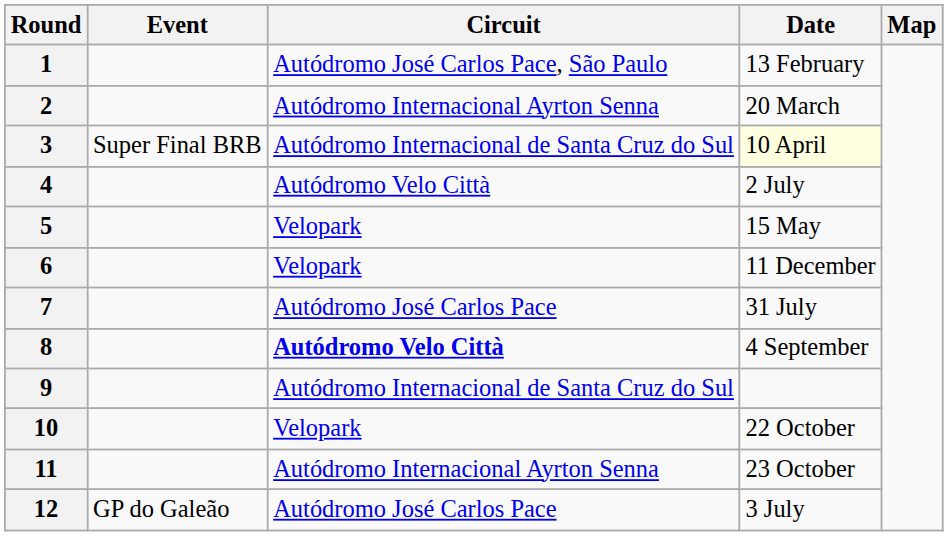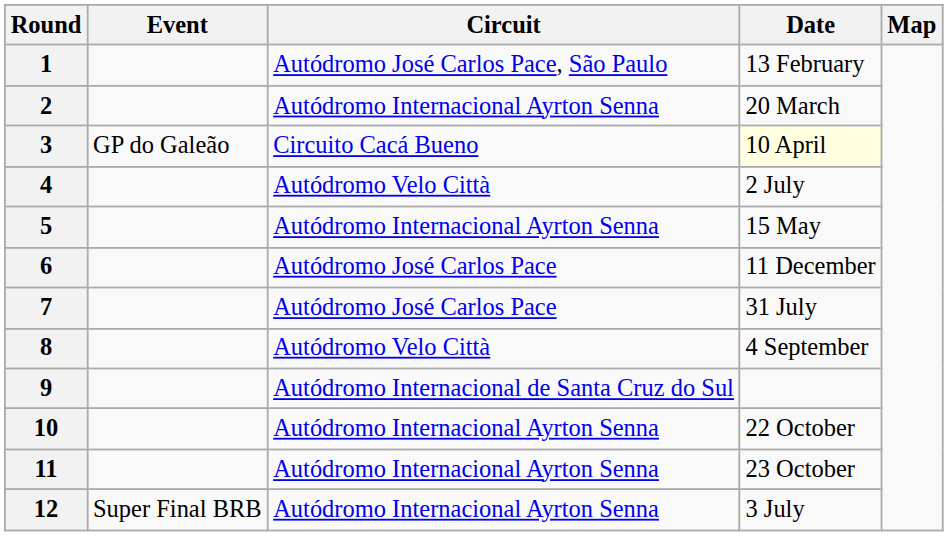(177, 145) Super Final BRB -> (161, 145) GP do Galeão
(504, 145) Autódromo Internacional de Santa Cruz do Sul -> (376, 145) Circuito Cacá Bueno
(317, 226) Velopark -> (466, 226) Autódromo Internacional Ayrton Senna
(317, 266) Velopark -> (415, 266) Autódromo José Carlos Pace
(389, 347) bold -> (382, 347) normal
(317, 428) Velopark -> (466, 428) Autódromo Internacional Ayrton Senna
(161, 508) GP do Galeão -> (177, 508) Super Final BRB
(415, 508) Autódromo José Carlos Pace -> (466, 508) Autódromo Internacional Ayrton Senna
